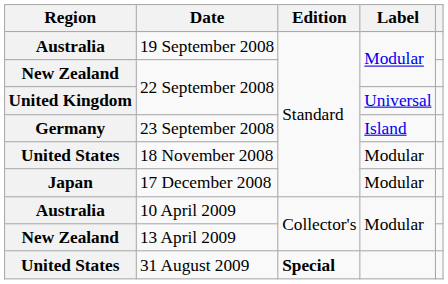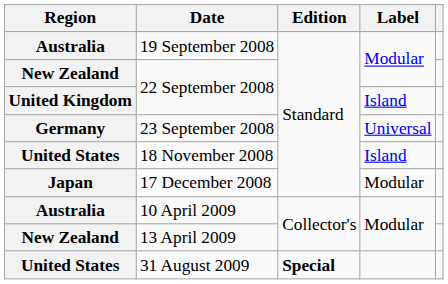(398, 100) Universal -> (385, 100) Island
(385, 127) Island -> (398, 127) Universal
(394, 155) Modular -> (385, 155) Island
